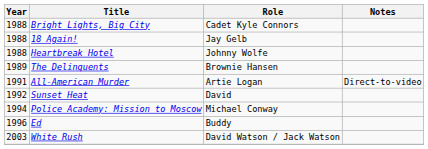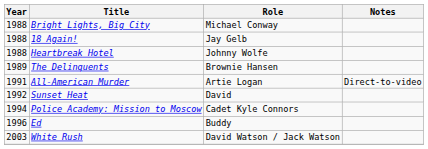(252, 25) Cadet Kyle Connors -> (242, 25) Michael Conway
(242, 109) Michael Conway -> (252, 109) Cadet Kyle Connors
